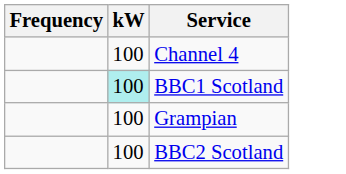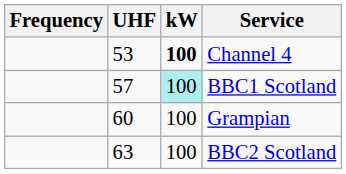+ column: (134, 20)
(128, 53) normal -> (181, 53) bold
